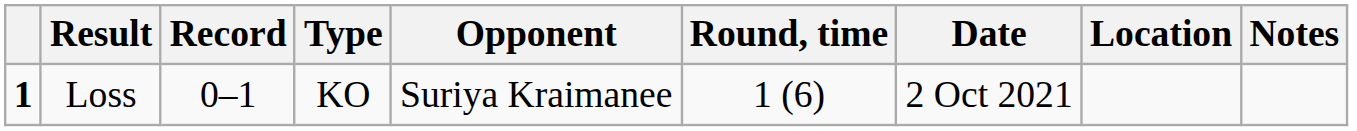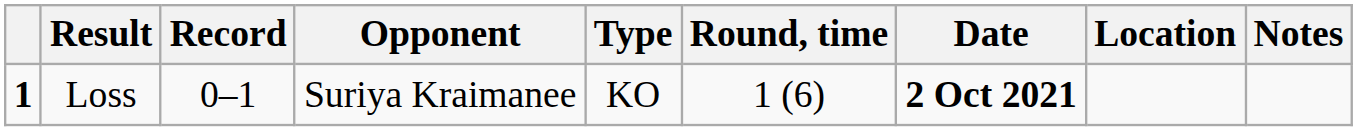columns swapped: (536, 34) <-> (343, 34)
(989, 93) normal -> (991, 93) bold
